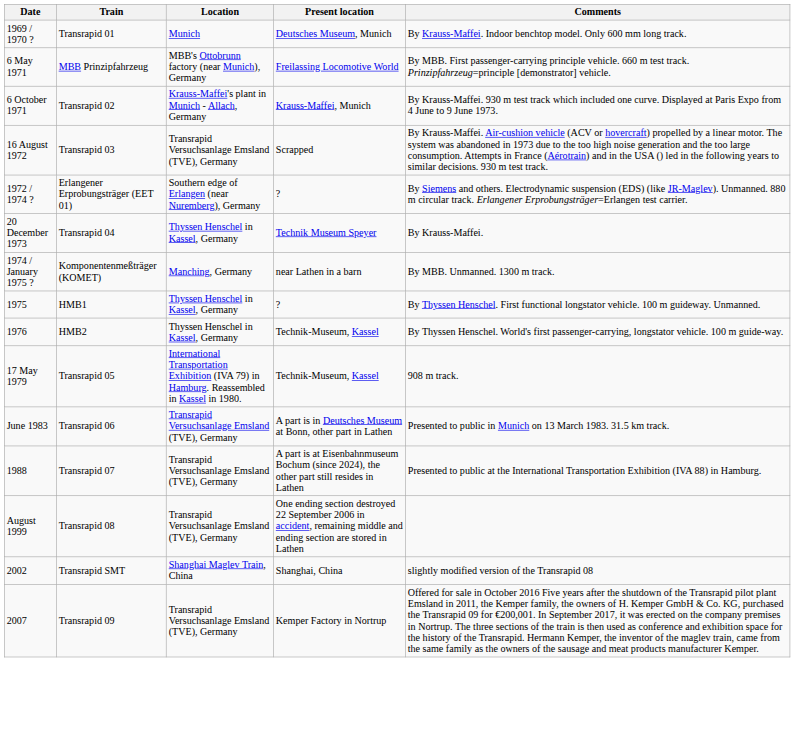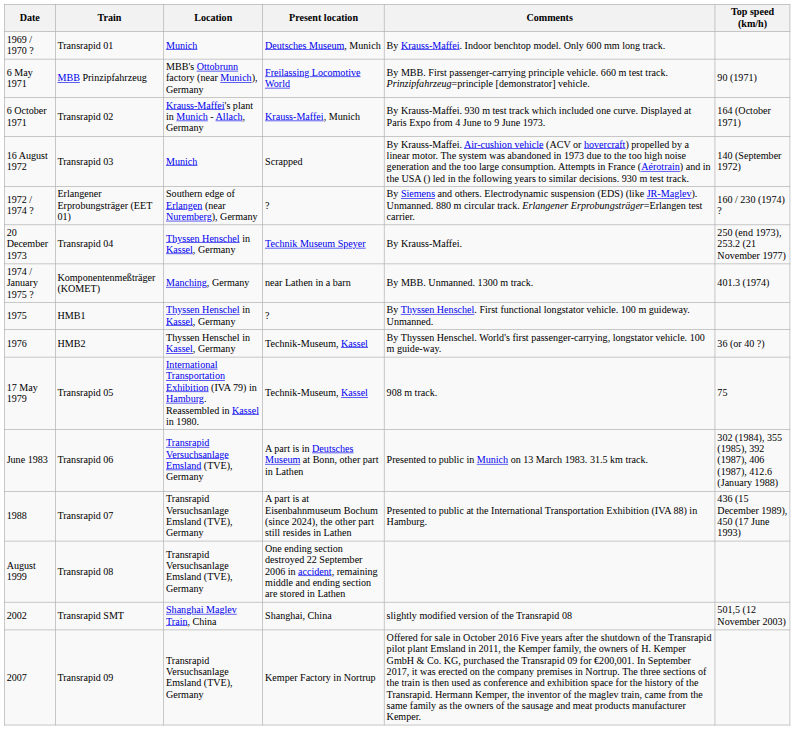+ column: (752, 18)
(219, 150) Transrapid Versuchsanlage Emsland (TVE), Germany -> (182, 161) Munich
